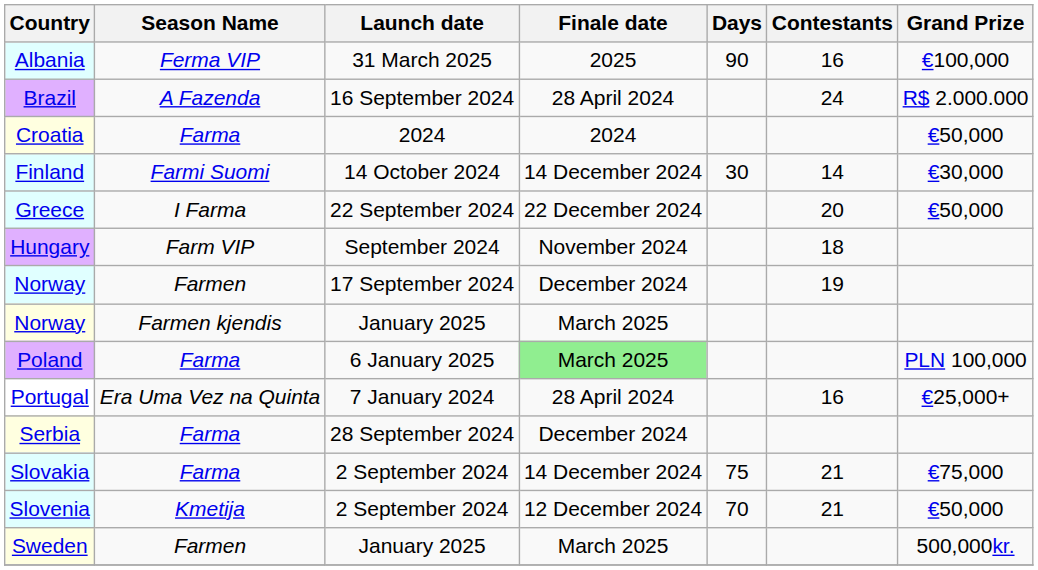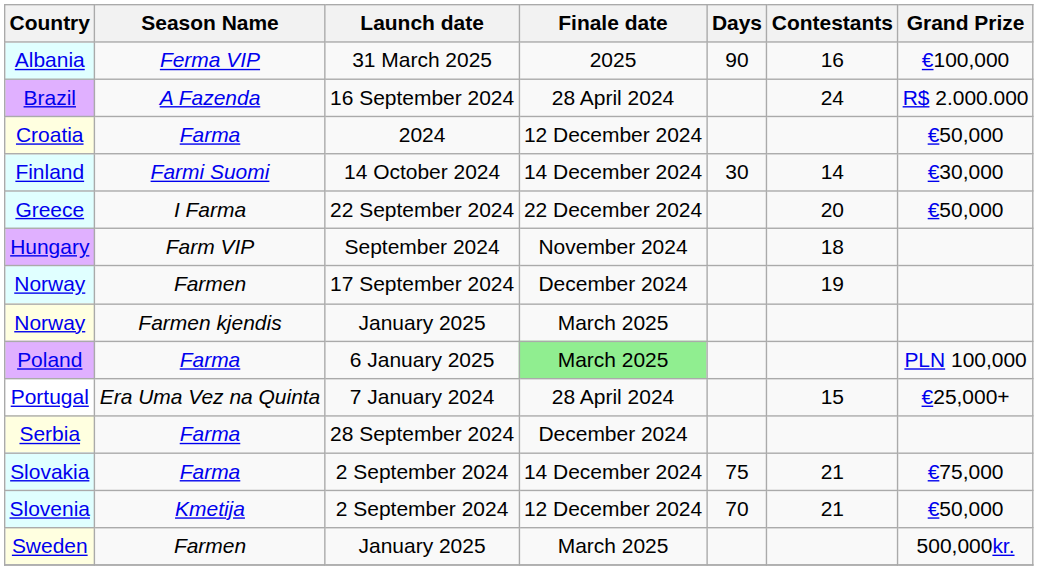(613, 135) 2024 -> (613, 135) 12 December 2024
(832, 396) 16 -> (832, 396) 15
